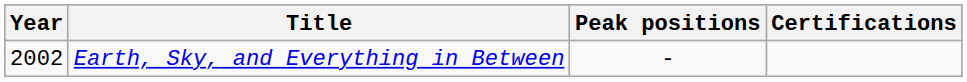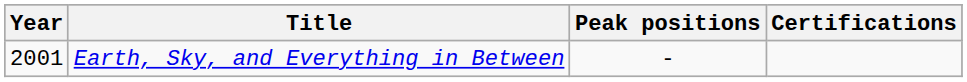(37, 59) 2002 -> (37, 59) 2001
